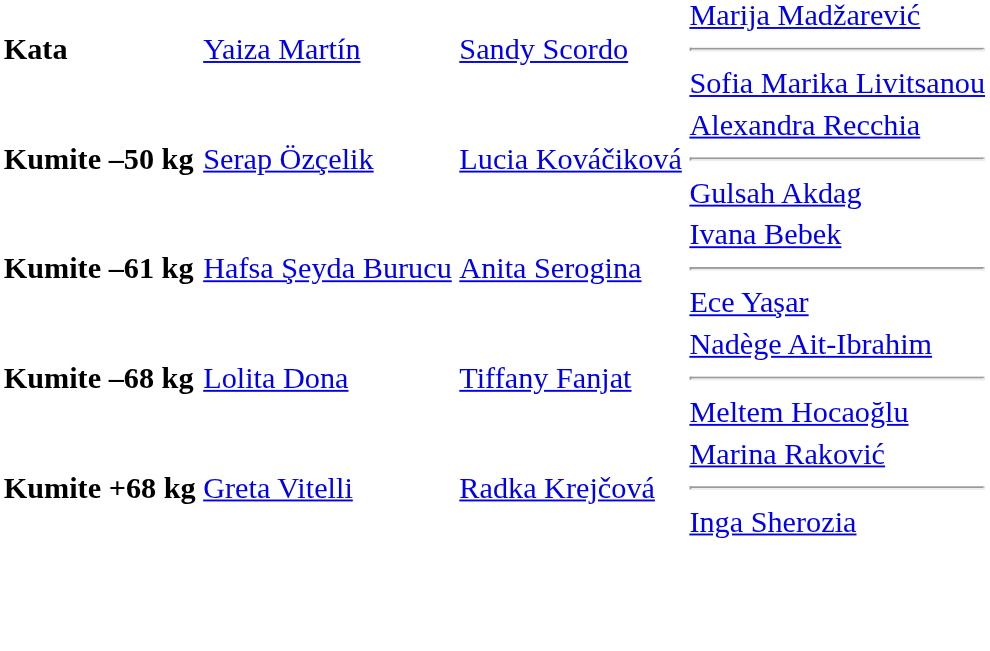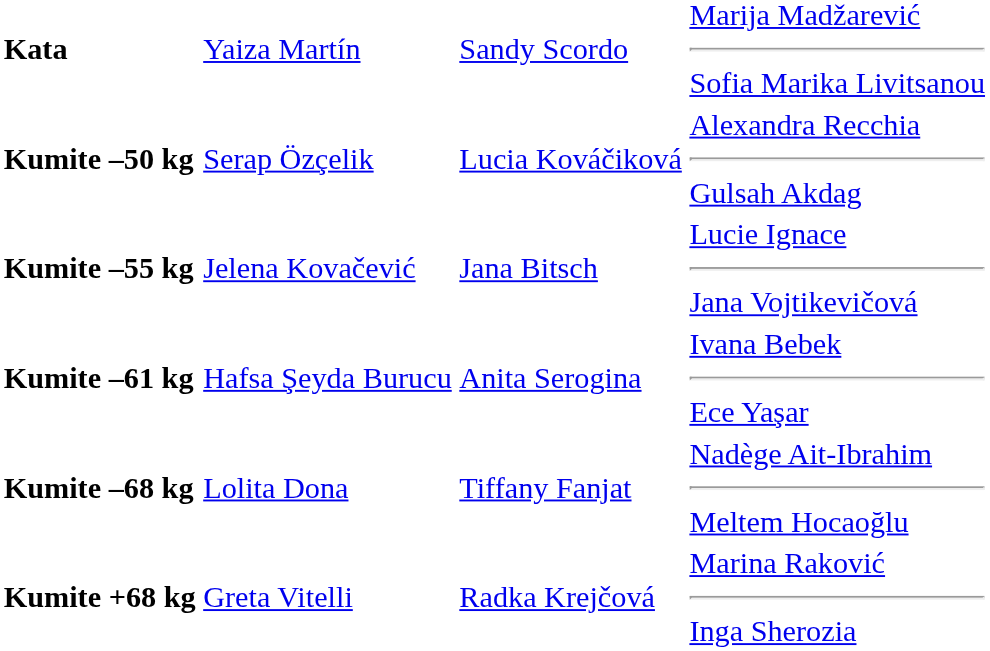+ row: (99, 268)
